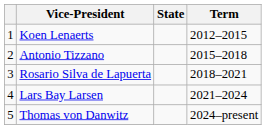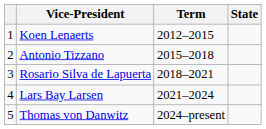columns swapped: (171, 14) <-> (224, 14)
